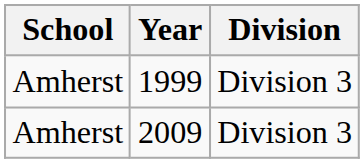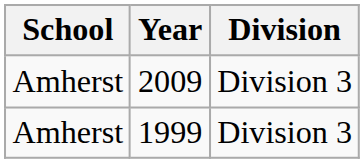rows swapped: (170, 81) <-> (170, 132)
